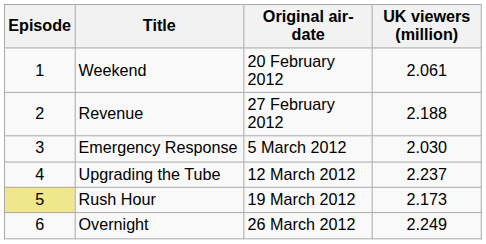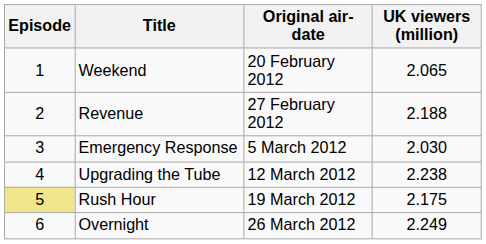(427, 70) 2.061 -> (427, 70) 2.065
(427, 174) 2.237 -> (427, 174) 2.238
(427, 199) 2.173 -> (427, 199) 2.175
